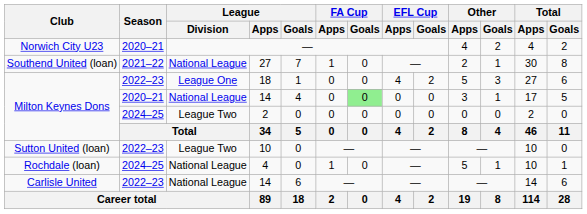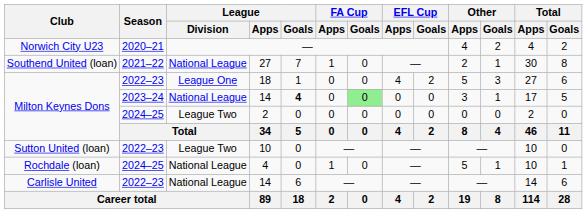(143, 98) 2020–21 -> (143, 98) 2023–24
(298, 98) normal -> (298, 98) bold
